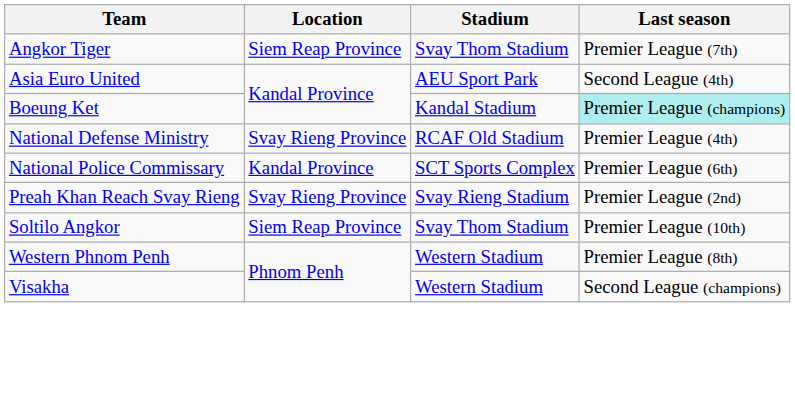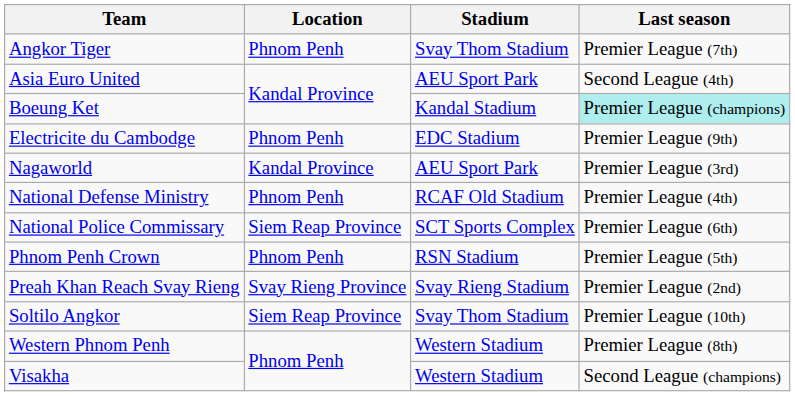(325, 49) Siem Reap Province -> (296, 49) Phnom Penh
+ row: (102, 138)
+ row: (50, 167)
(327, 138) Svay Rieng Province -> (296, 197) Phnom Penh
(311, 167) Kandal Province -> (325, 227) Siem Reap Province
+ row: (84, 256)
